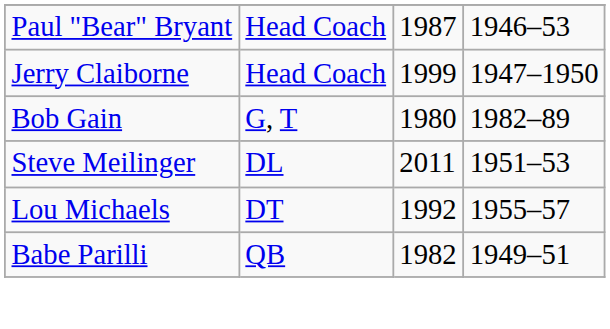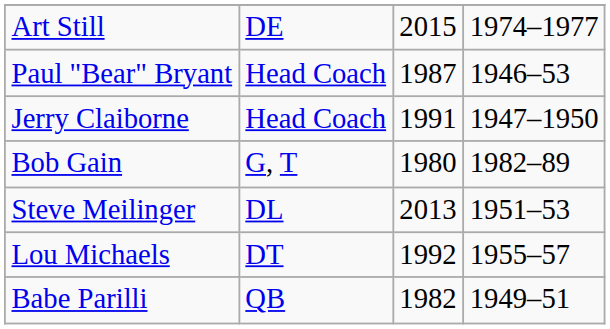+ row: (58, 27)
(428, 72) 1999 -> (428, 118) 1991
(427, 163) 2011 -> (428, 208) 2013
